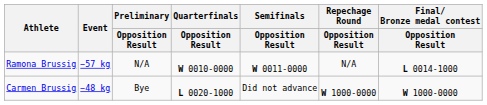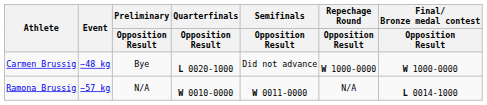rows swapped: (41, 88) <-> (41, 64)
